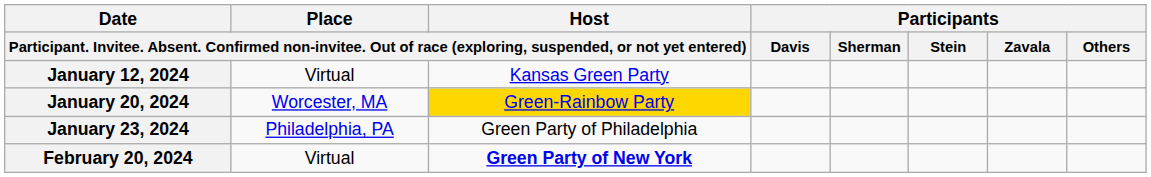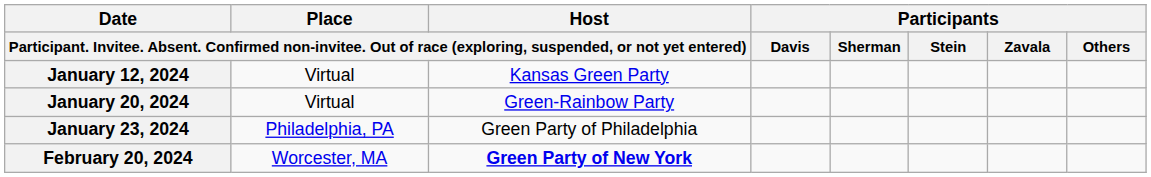(330, 102) Worcester, MA -> (330, 102) Virtual
(589, 102) gold background -> (589, 102) no background
(330, 158) Virtual -> (330, 158) Worcester, MA
